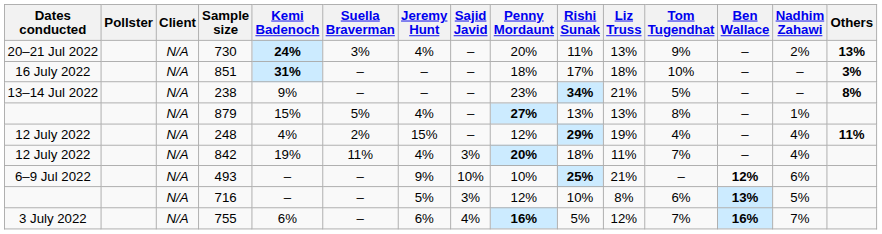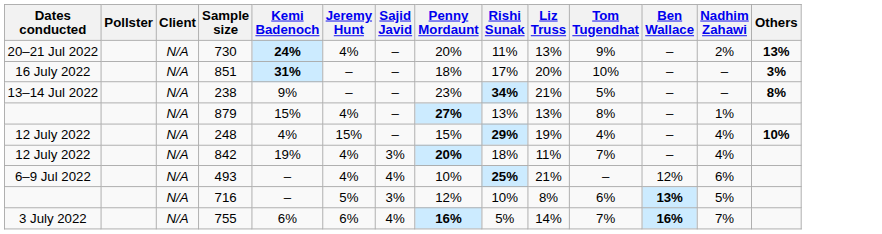- column: (360, 23)
(624, 72) 18% -> (548, 72) 20%
(524, 135) 12% -> (448, 135) 15%
(852, 135) 11% -> (776, 135) 10%
(424, 177) 9% -> (349, 177) 4%
(471, 177) 10% -> (395, 177) 4%
(745, 177) bold -> (670, 177) normal
(624, 218) 12% -> (548, 218) 14%
